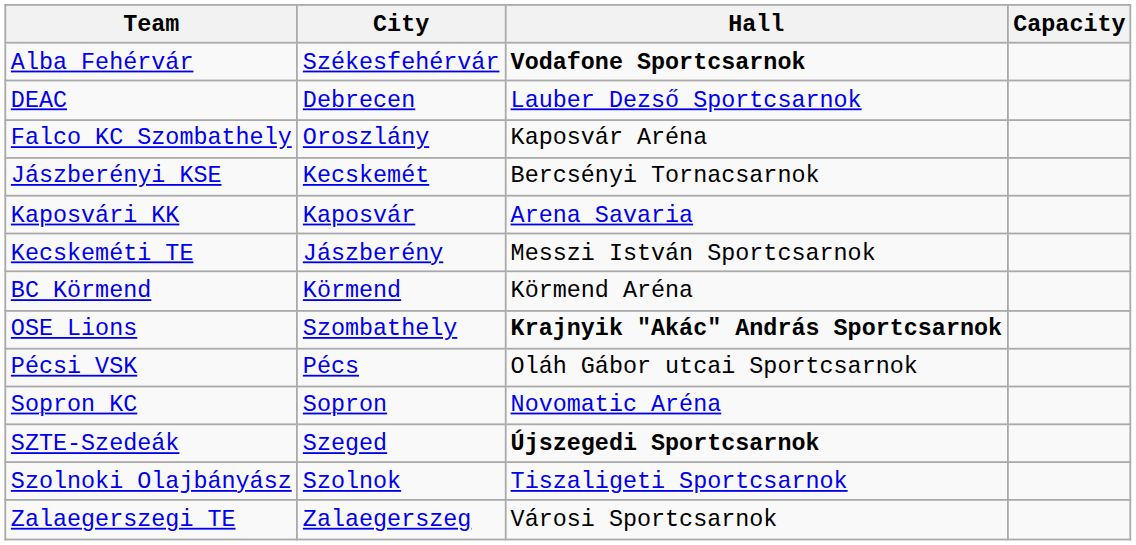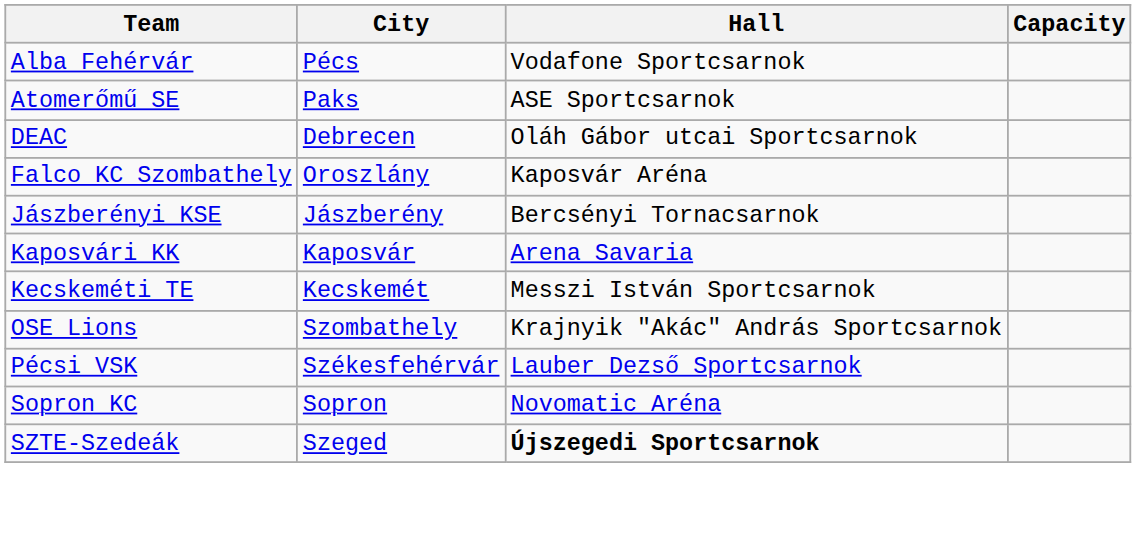(401, 62) Székesfehérvár -> (331, 62) Pécs
(658, 62) bold -> (658, 62) normal
+ row: (95, 100)
(686, 100) Lauber Dezső Sportcsarnok -> (714, 138) Oláh Gábor utcai Sportcsarnok
(366, 177) Kecskemét -> (373, 215) Jászberény
(373, 253) Jászberény -> (366, 291) Kecskemét
- row: (81, 291)
(756, 329) bold -> (756, 329) normal
(331, 367) Pécs -> (401, 367) Székesfehérvár
(714, 367) Oláh Gábor utcai Sportcsarnok -> (686, 367) Lauber Dezső Sportcsarnok
- row: (151, 482)
- row: (123, 520)
